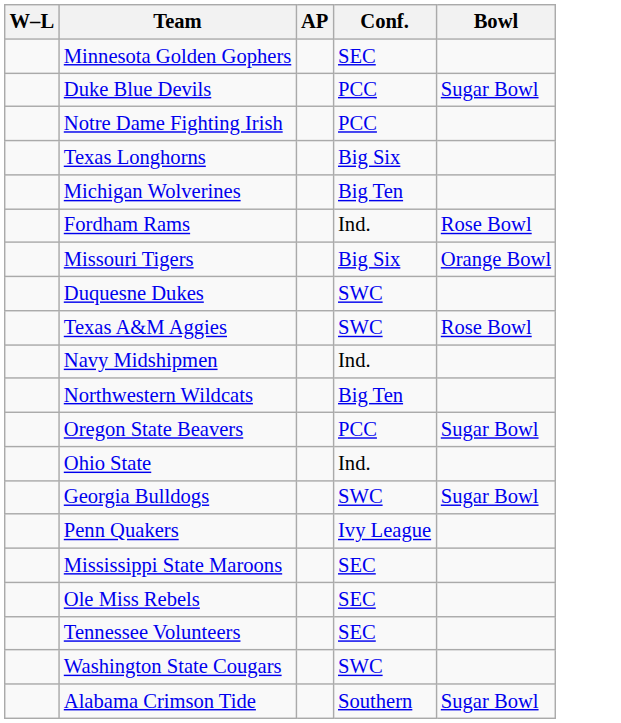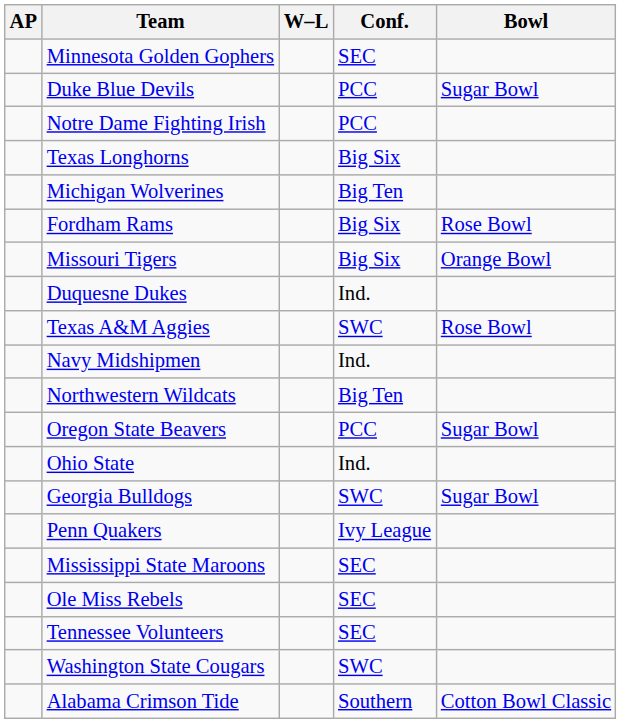columns swapped: (315, 21) <-> (32, 21)
(354, 225) Ind. -> (369, 225) Big Six
(360, 293) SWC -> (354, 293) Ind.
(490, 701) Sugar Bowl -> (526, 701) Cotton Bowl Classic
